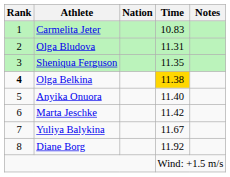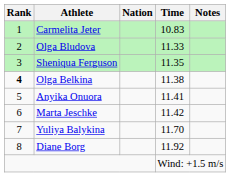(172, 46) 11.31 -> (172, 46) 11.33
(172, 79) gold background -> (172, 79) no background
(172, 96) 11.40 -> (172, 96) 11.41
(172, 130) 11.67 -> (172, 130) 11.70
